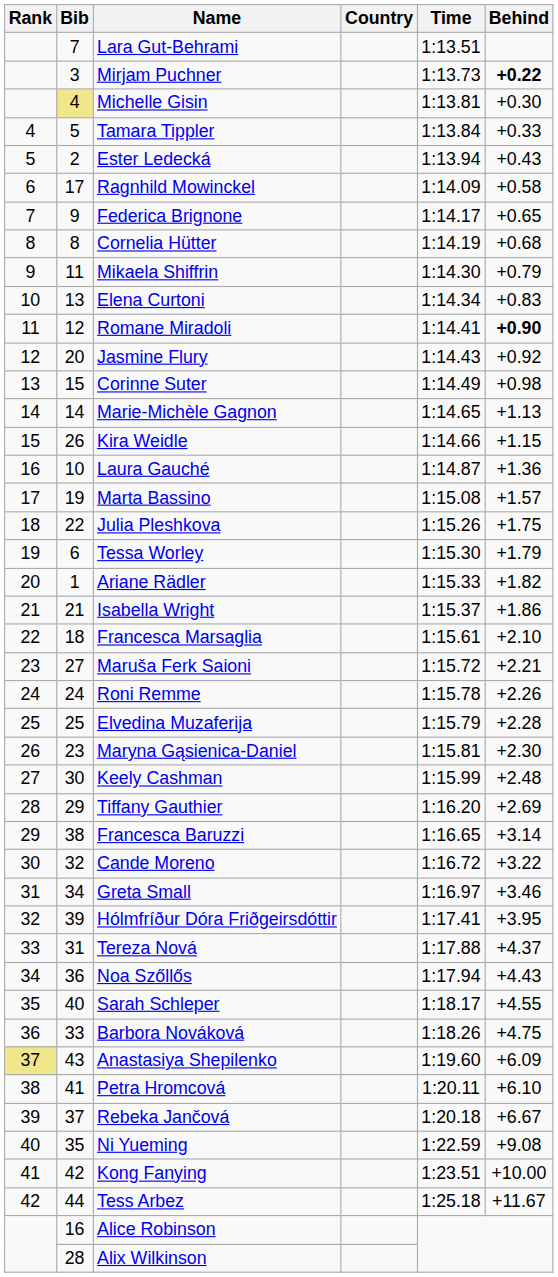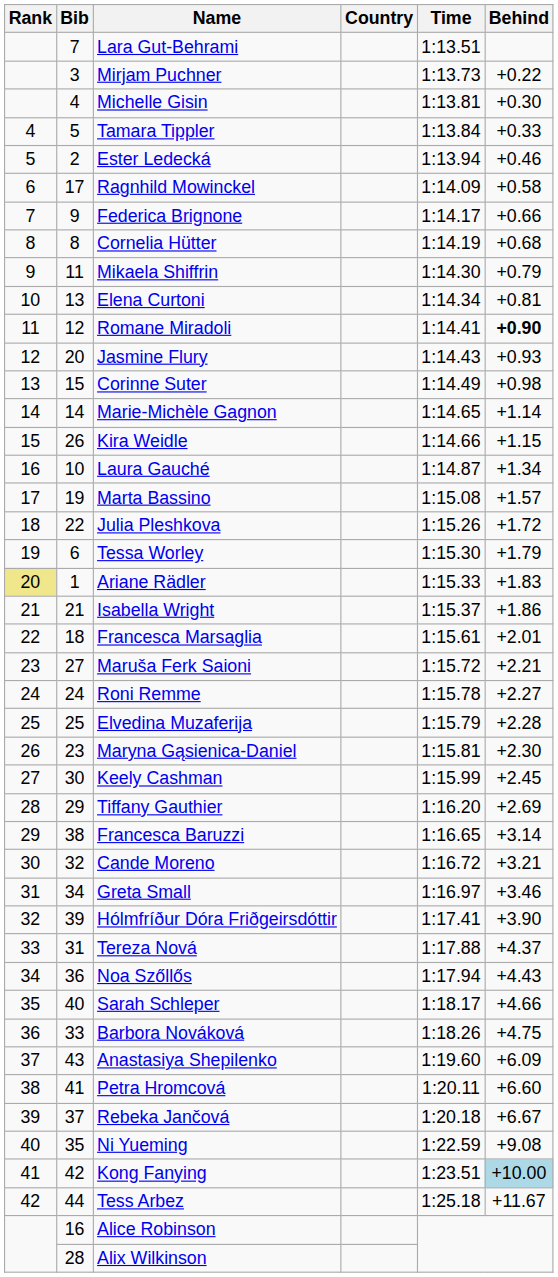(519, 74) bold -> (519, 74) normal
(75, 103) khaki background -> (75, 103) no background
(519, 159) +0.43 -> (519, 159) +0.46
(519, 215) +0.65 -> (519, 215) +0.66
(519, 300) +0.83 -> (519, 300) +0.81
(519, 356) +0.92 -> (519, 356) +0.93
(519, 412) +1.13 -> (519, 412) +1.14
(519, 469) +1.36 -> (519, 469) +1.34
(519, 525) +1.75 -> (519, 525) +1.72
(30, 581) no background -> (30, 581) khaki background
(519, 581) +1.82 -> (519, 581) +1.83
(519, 638) +2.10 -> (519, 638) +2.01
(519, 694) +2.26 -> (519, 694) +2.27
(519, 779) +2.48 -> (519, 779) +2.45
(519, 863) +3.22 -> (519, 863) +3.21
(519, 919) +3.95 -> (519, 919) +3.90
(519, 1004) +4.55 -> (519, 1004) +4.66
(30, 1060) khaki background -> (30, 1060) no background
(519, 1088) +6.10 -> (519, 1088) +6.60
(519, 1173) no background -> (519, 1173) lightblue background
